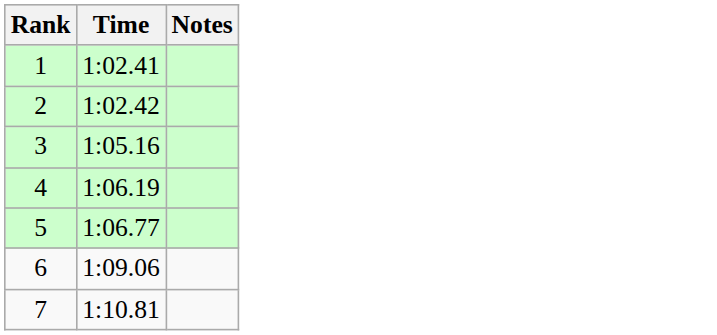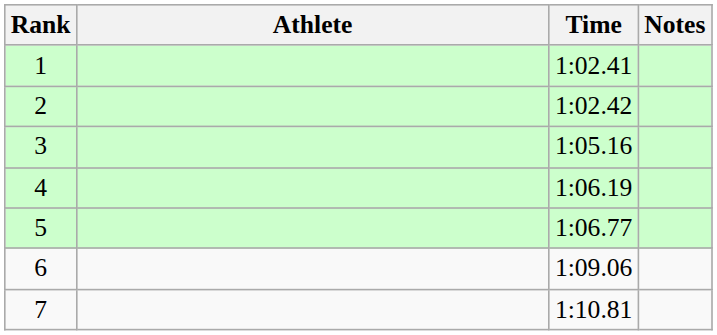+ column: (313, 24)
